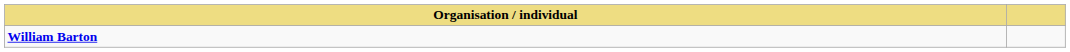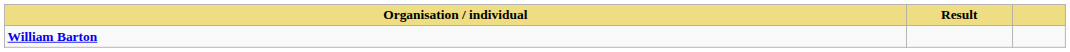+ column: (959, 15)
